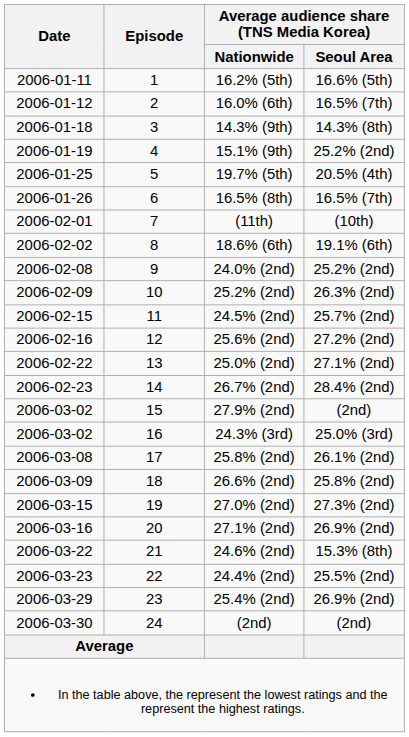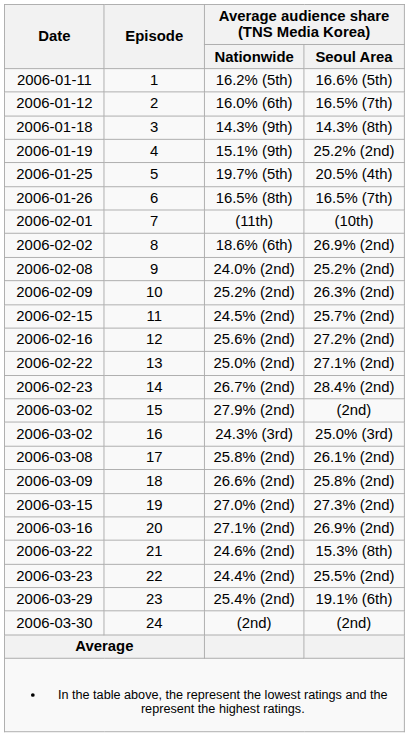(354, 245) 19.1% (6th) -> (354, 245) 26.9% (2nd)
(354, 599) 26.9% (2nd) -> (354, 599) 19.1% (6th)
